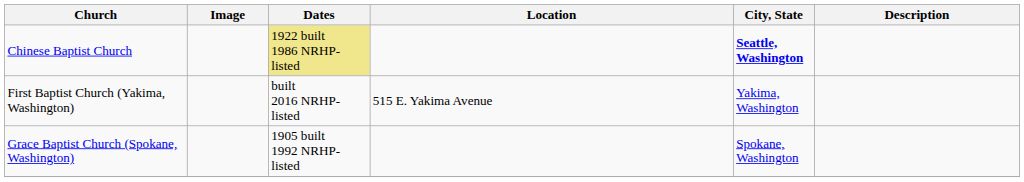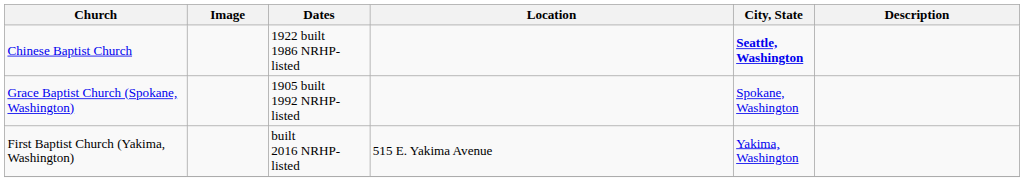(306, 50) khaki background -> (306, 50) no background
rows swapped: (92, 151) <-> (86, 100)
